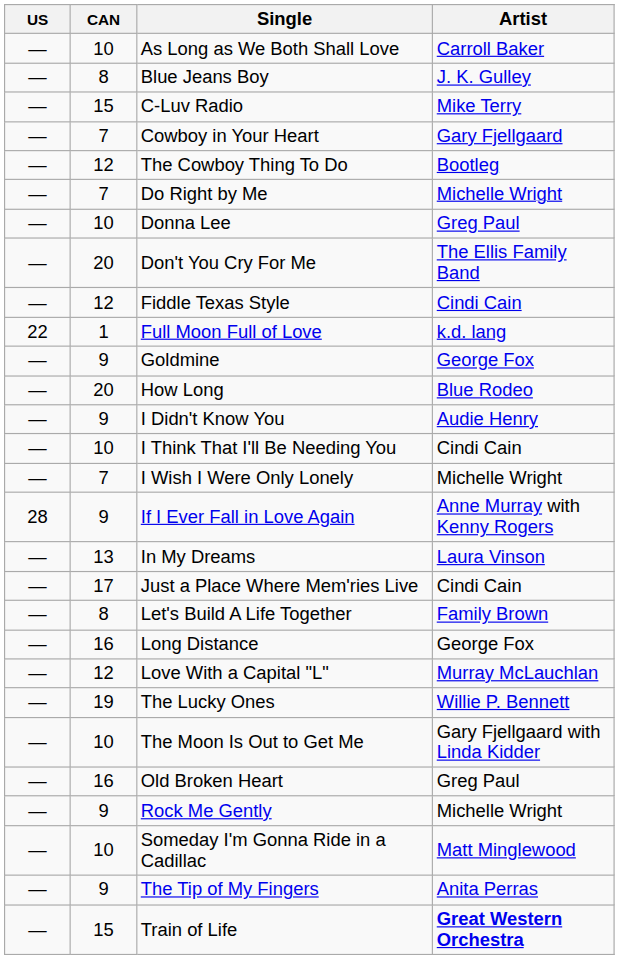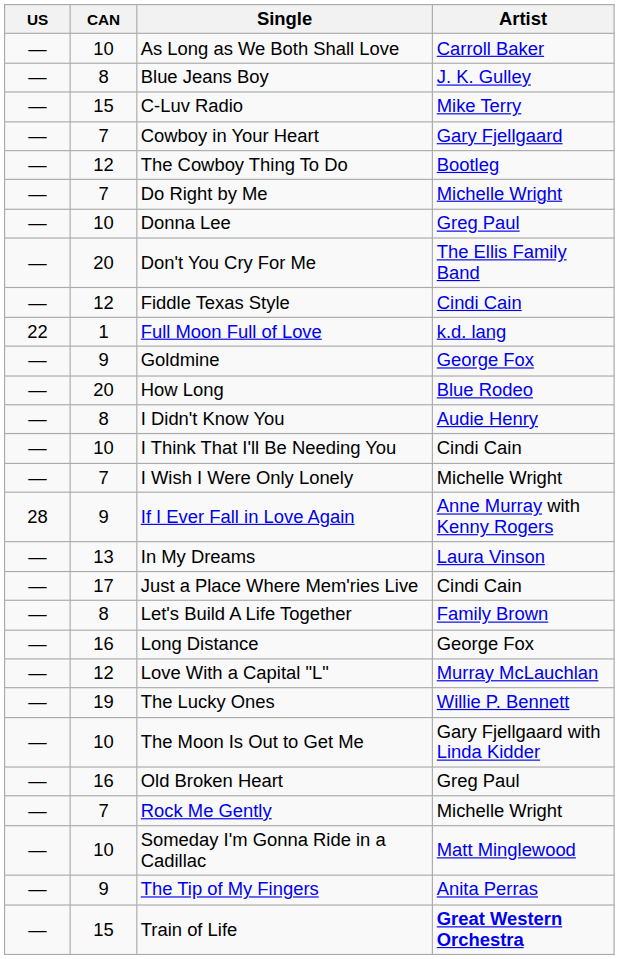(104, 419) 9 -> (104, 419) 8
(104, 810) 9 -> (104, 810) 7
